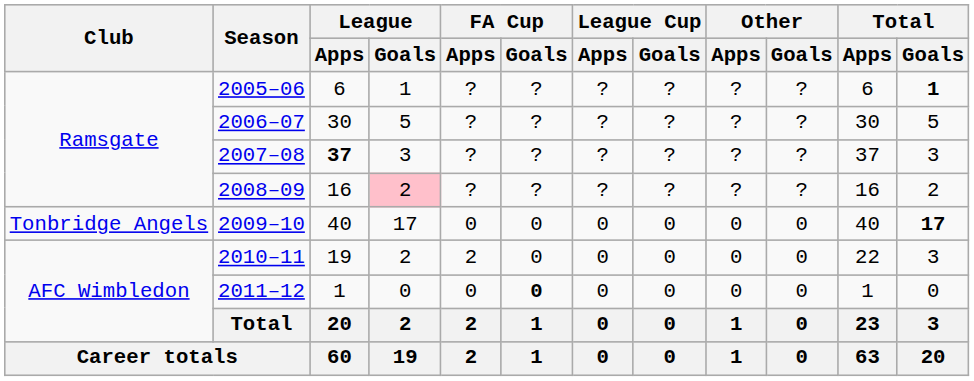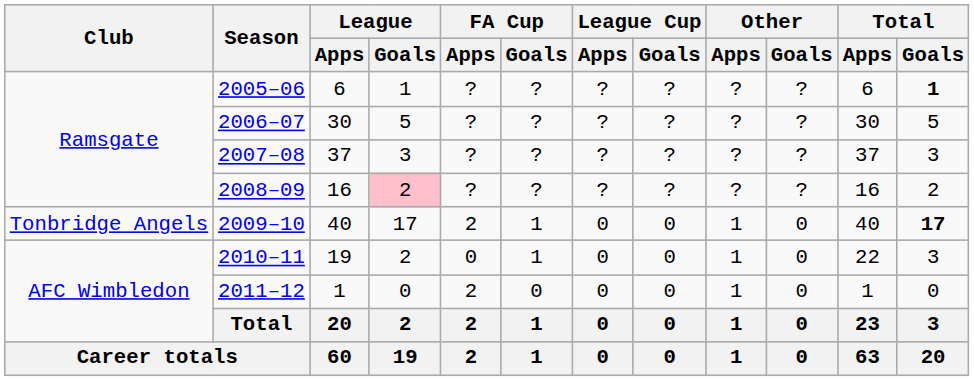(340, 156) bold -> (340, 156) normal
(471, 224) 0 -> (471, 224) 2
(537, 224) 0 -> (537, 224) 1
(736, 224) 0 -> (736, 224) 1
(471, 257) 2 -> (471, 257) 0
(537, 257) 0 -> (537, 257) 1
(736, 257) 0 -> (736, 257) 1
(471, 291) 0 -> (471, 291) 2
(537, 291) bold -> (537, 291) normal
(736, 291) 0 -> (736, 291) 1
